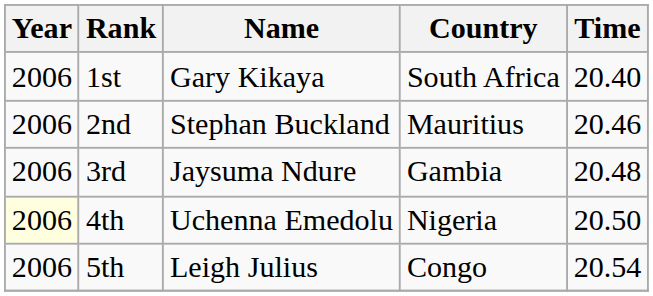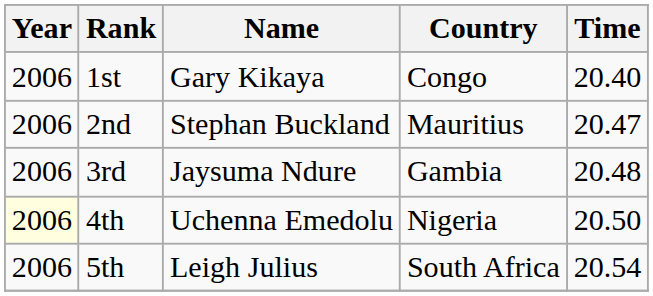(483, 76) South Africa -> (447, 76) Congo
(607, 123) 20.46 -> (607, 123) 20.47
(447, 266) Congo -> (483, 266) South Africa
